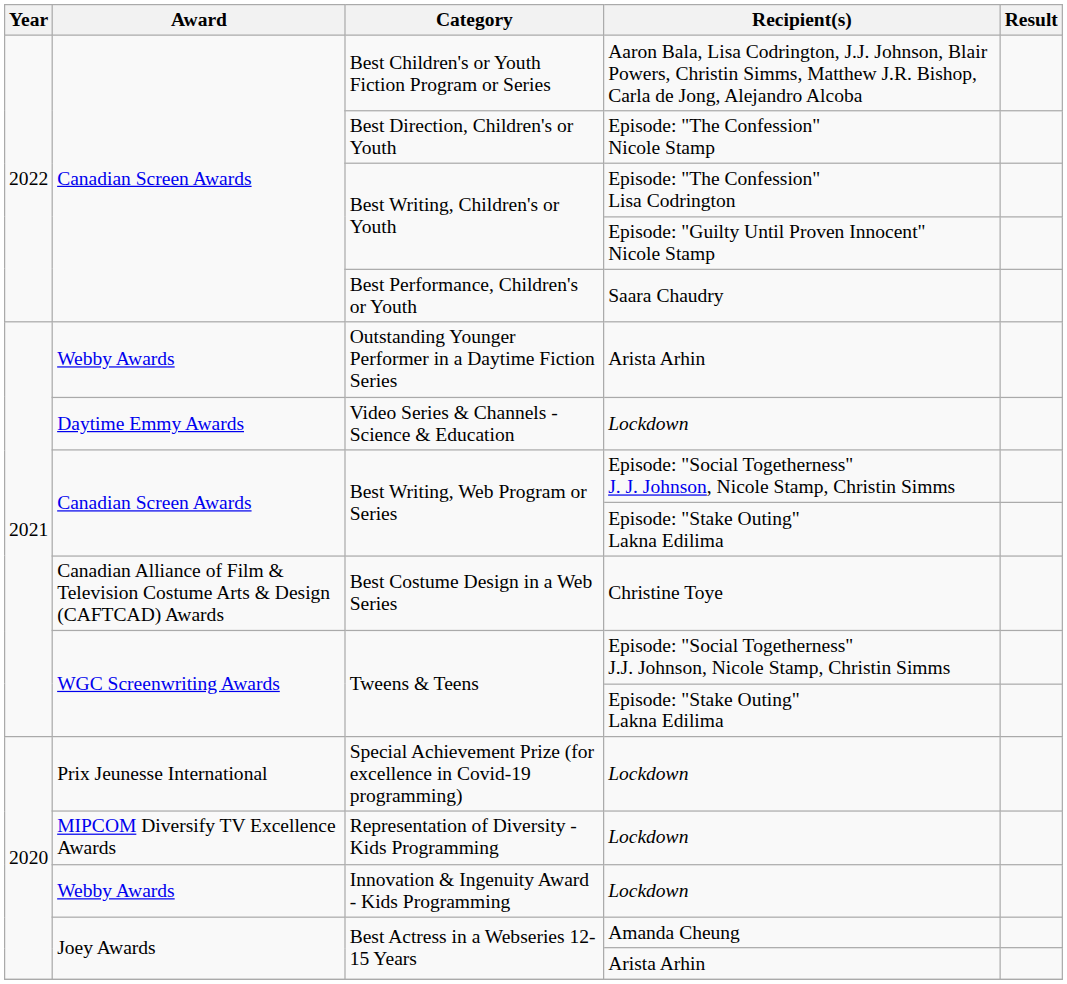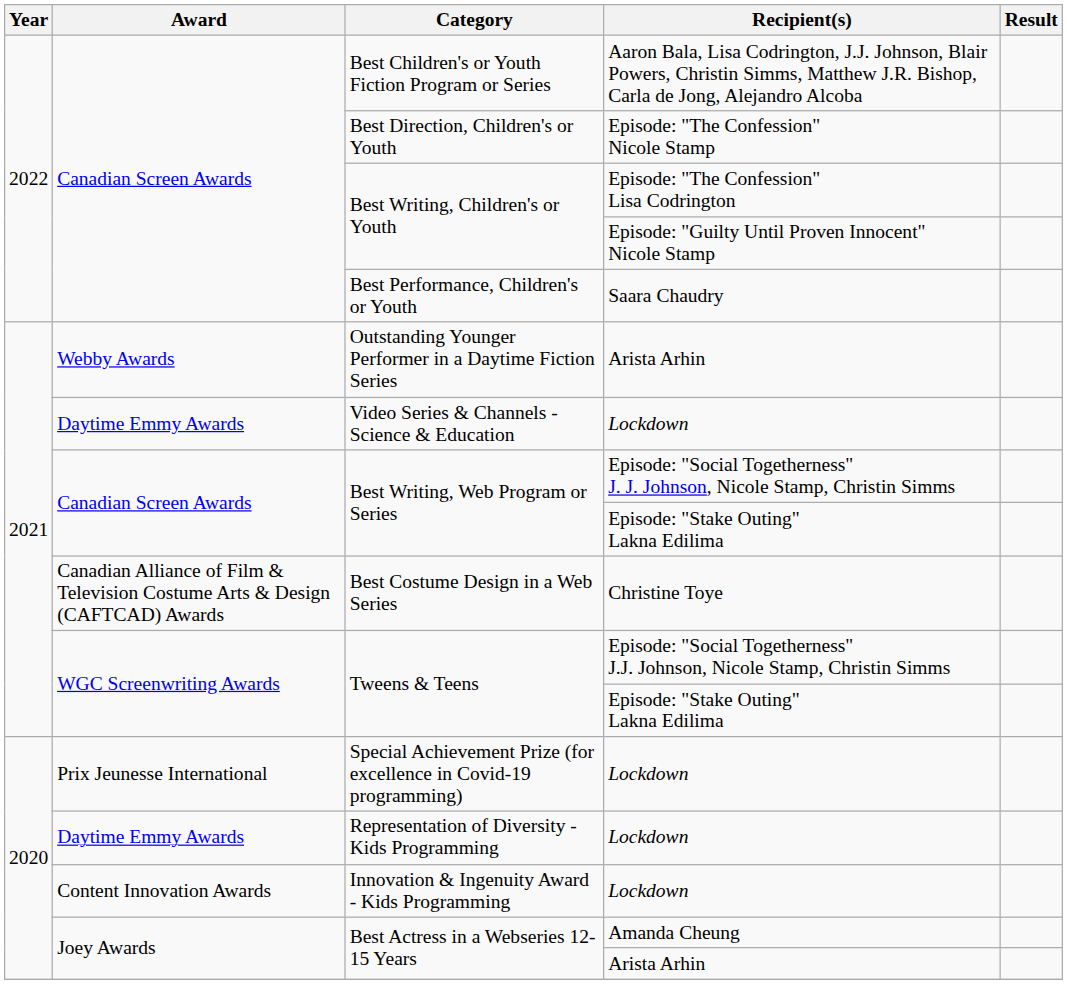(196, 837) MIPCOM Diversify TV Excellence Awards -> (151, 837) Daytime Emmy Awards
(116, 890) Webby Awards -> (164, 890) Content Innovation Awards
